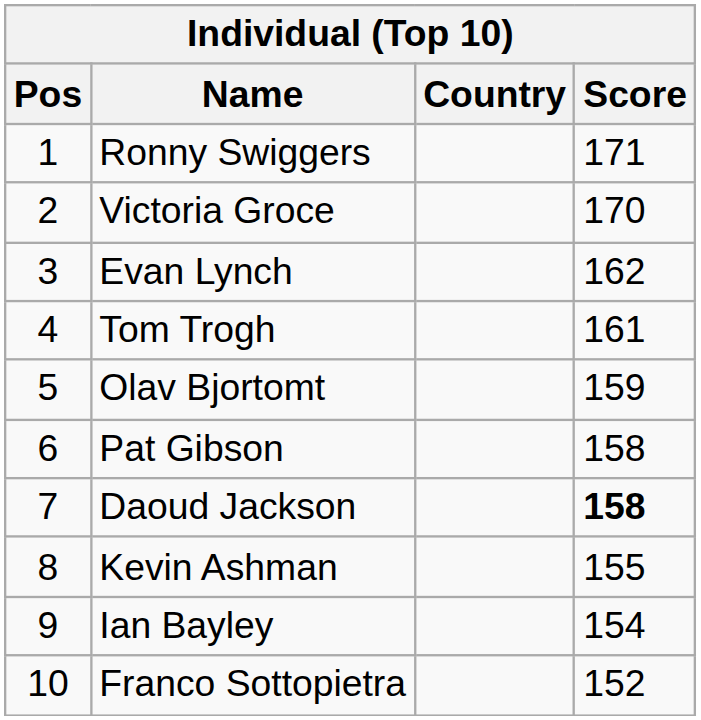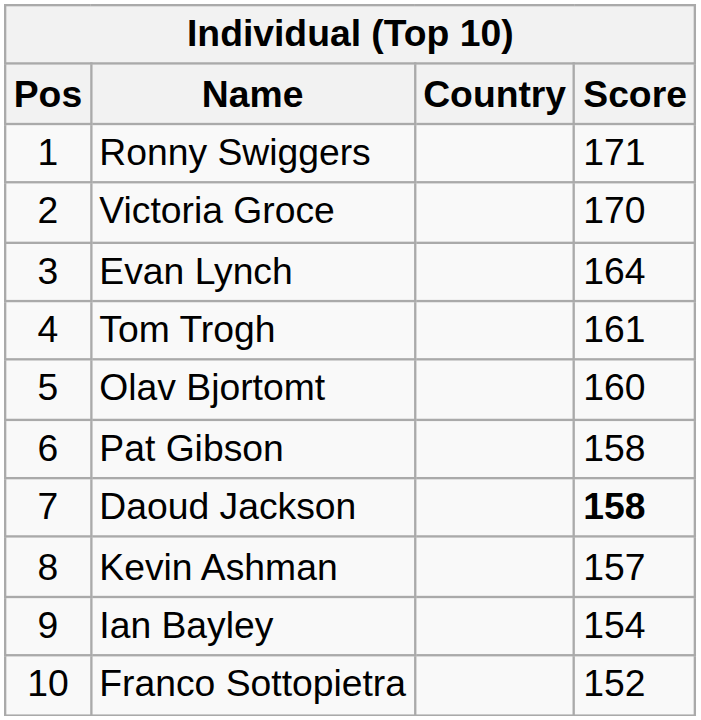(614, 270) 162 -> (614, 270) 164
(614, 388) 159 -> (614, 388) 160
(614, 566) 155 -> (614, 566) 157
